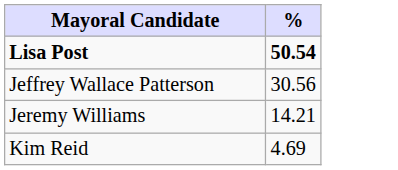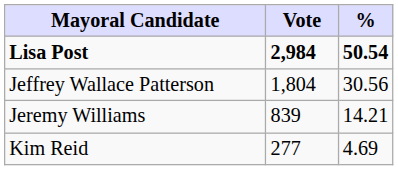+ column: (302, 20)
